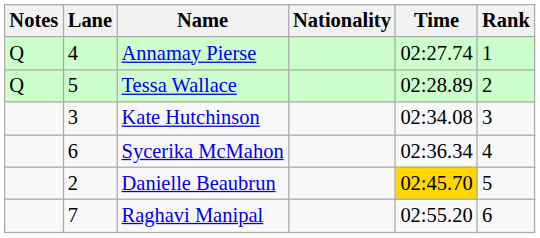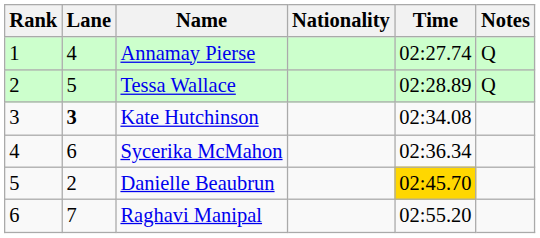columns swapped: (506, 20) <-> (34, 20)
(73, 118) normal -> (72, 118) bold
